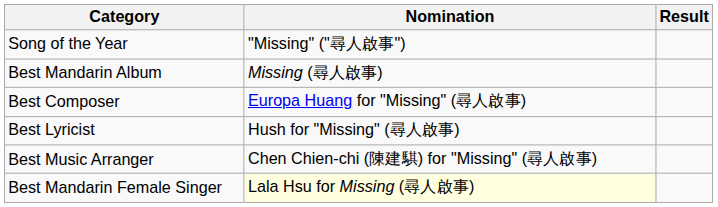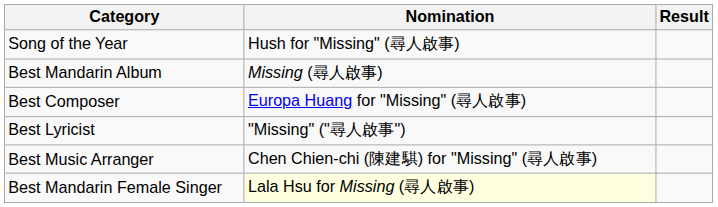(327, 43) "Missing" ("尋人啟事") -> (354, 43) Hush for "Missing" (尋人啟事)
(354, 129) Hush for "Missing" (尋人啟事) -> (327, 129) "Missing" ("尋人啟事")
